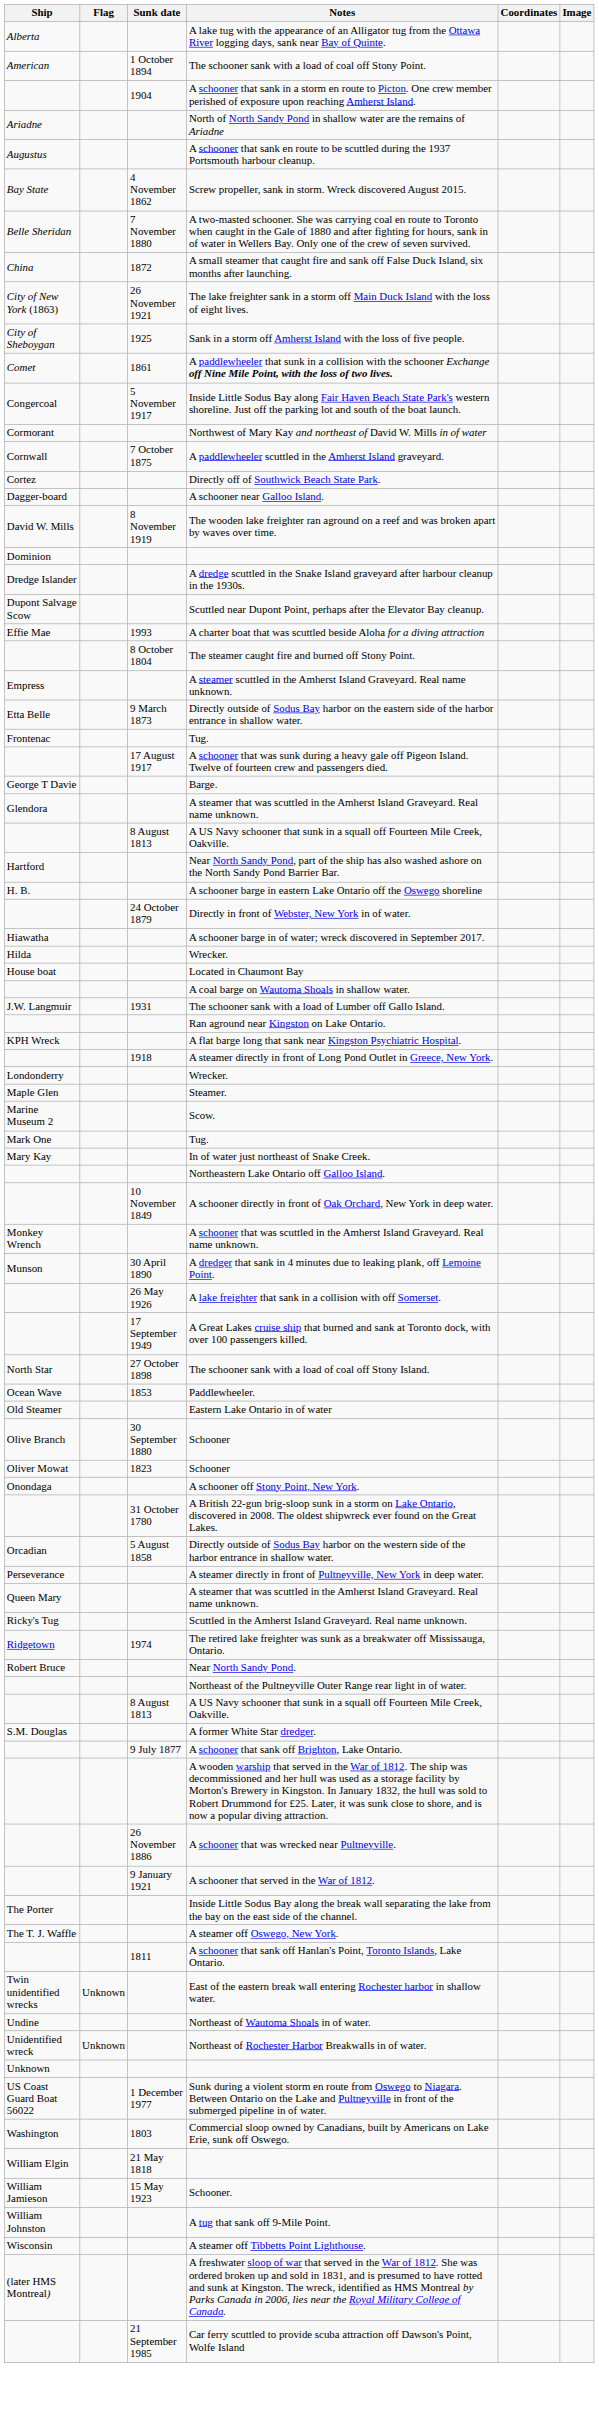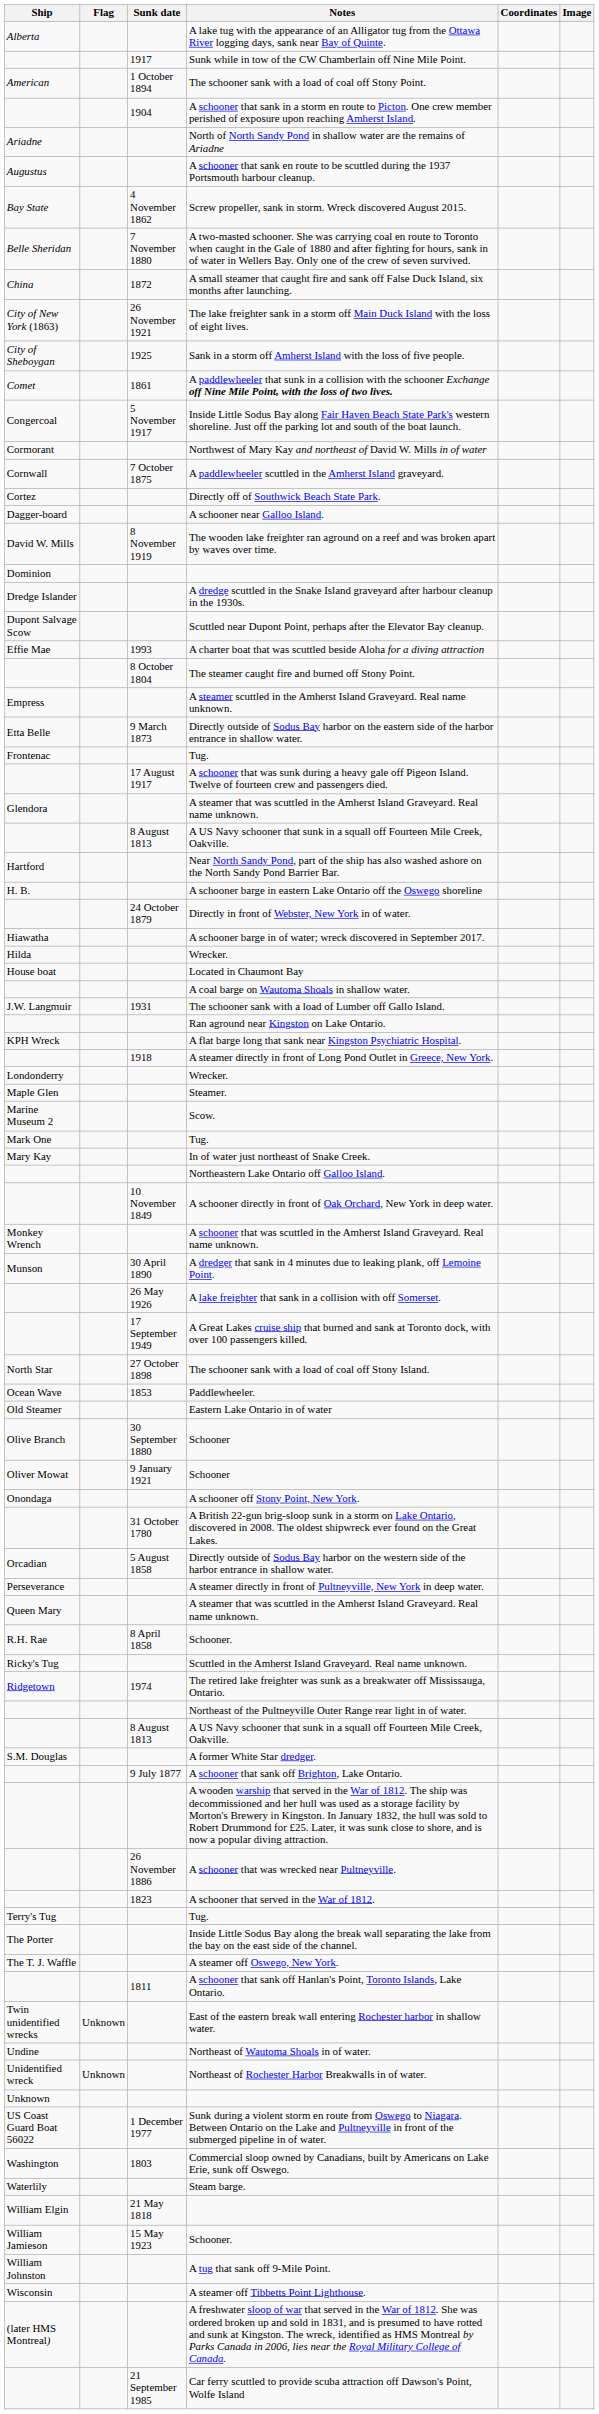+ row: (42, 60)
- row: (42, 785)
(141, 1469) 1823 -> (151, 1475) 9 January 1921
+ row: (27, 1639)
- row: (36, 1668)
(151, 1880) 9 January 1921 -> (141, 1899) 1823
+ row: (31, 1916)
+ row: (27, 2186)
